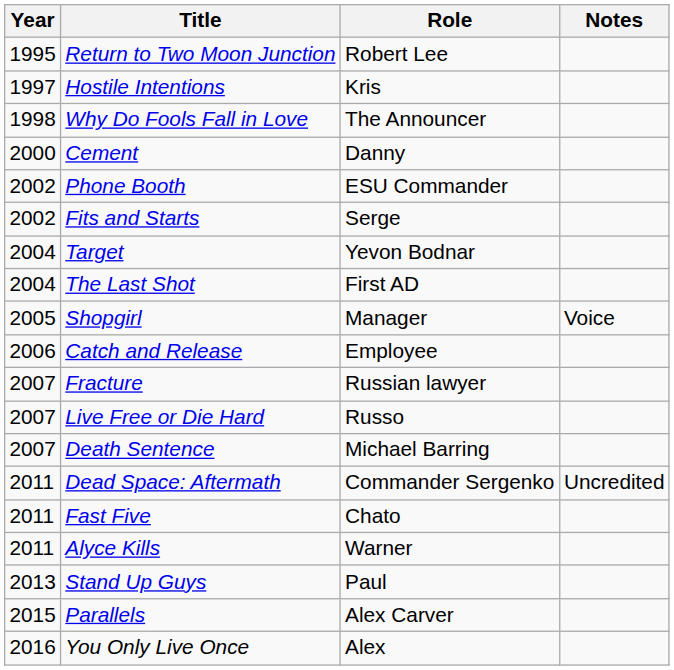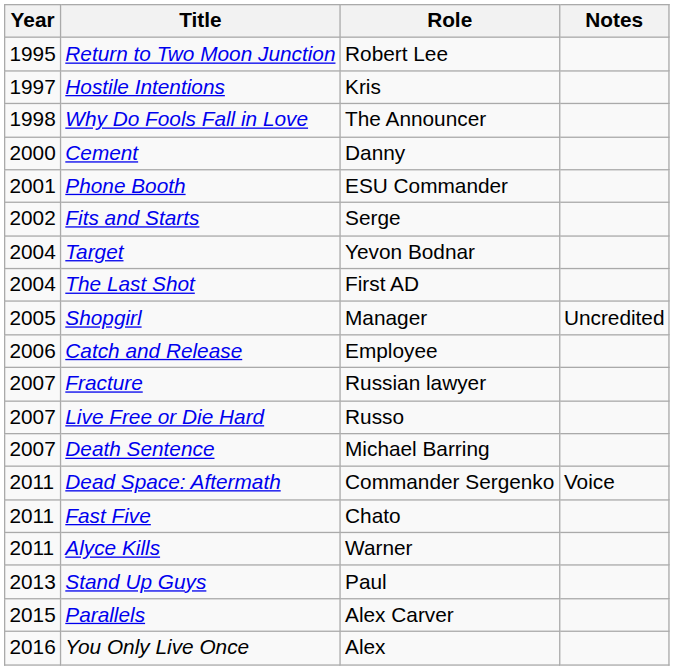(33, 185) 2002 -> (33, 185) 2001
(589, 317) Voice -> (614, 317) Uncredited
(614, 482) Uncredited -> (589, 482) Voice
